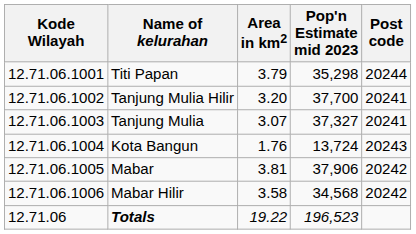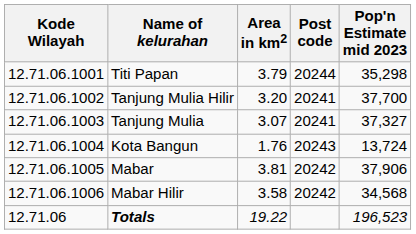columns swapped: (326, 33) <-> (386, 33)
